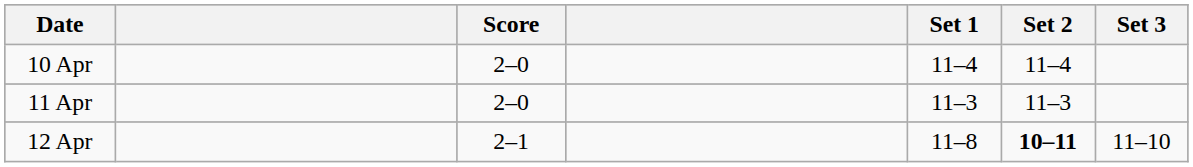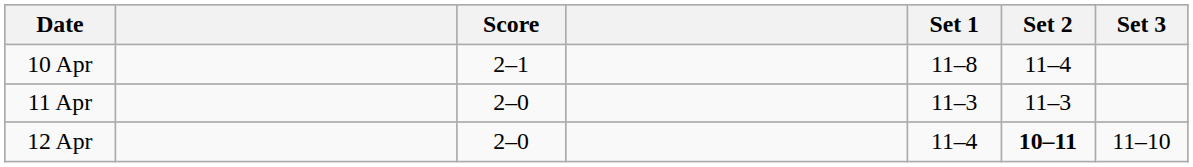(511, 63) 2–0 -> (511, 63) 2–1
(954, 63) 11–4 -> (954, 63) 11–8
(511, 142) 2–1 -> (511, 142) 2–0
(954, 142) 11–8 -> (954, 142) 11–4
